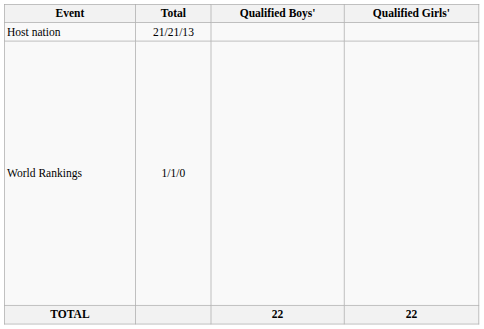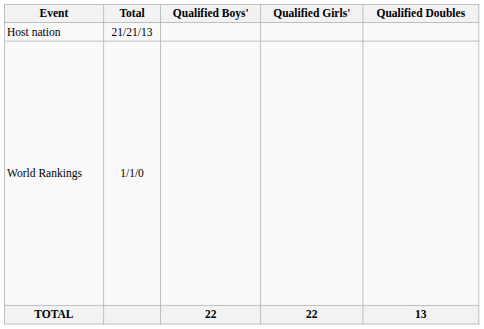+ column: (421, 13)
